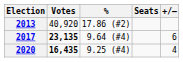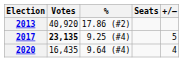(109, 37) 9.64 (#4) -> (109, 37) 9.25 (#4)
(174, 37) 6 -> (174, 37) 5
(63, 50) bold -> (63, 50) normal
(109, 50) 9.25 (#4) -> (109, 50) 9.64 (#4)
